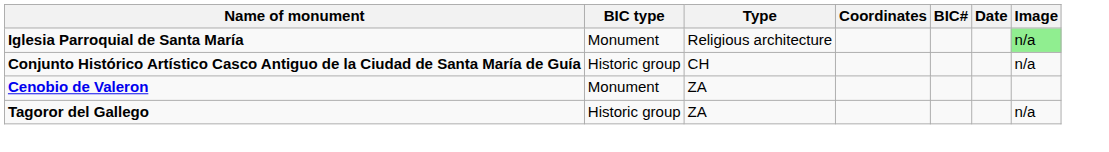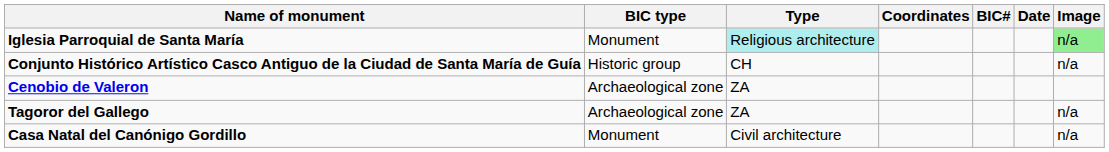(760, 40) no background -> (803, 40) paleturquoise background
(623, 87) Monument -> (656, 87) Archaeological zone
(634, 111) Historic group -> (656, 111) Archaeological zone
+ row: (127, 135)
